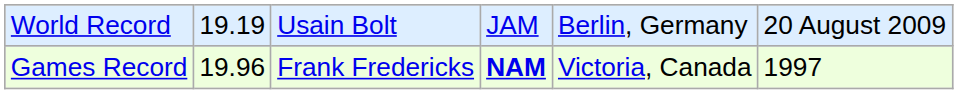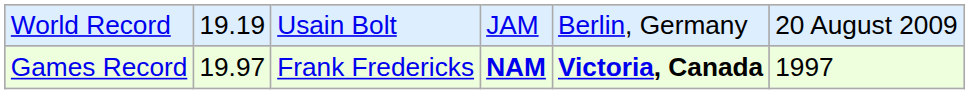(232, 66) 19.96 -> (232, 66) 19.97
(655, 66) normal -> (661, 66) bold
